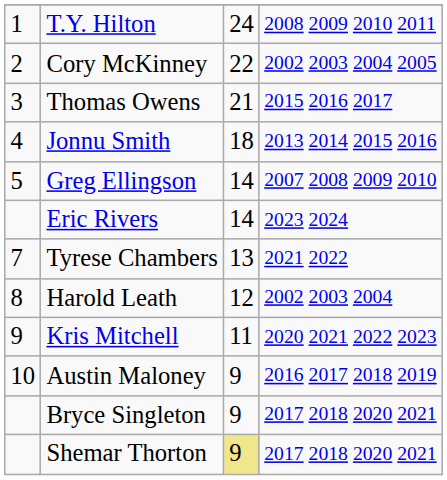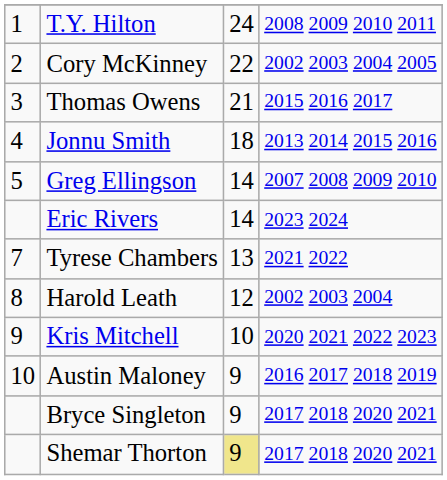(241, 336) 11 -> (242, 336) 10
